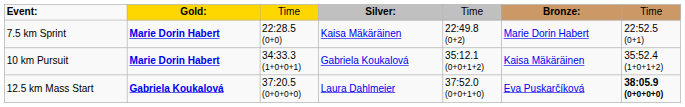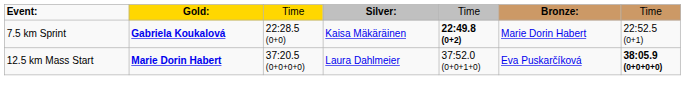(175, 34) Marie Dorin Habert -> (178, 34) Gabriela Koukalová
(462, 34) normal -> (459, 34) bold
- row: (37, 61)
(177, 88) Gabriela Koukalová -> (176, 61) Marie Dorin Habert
